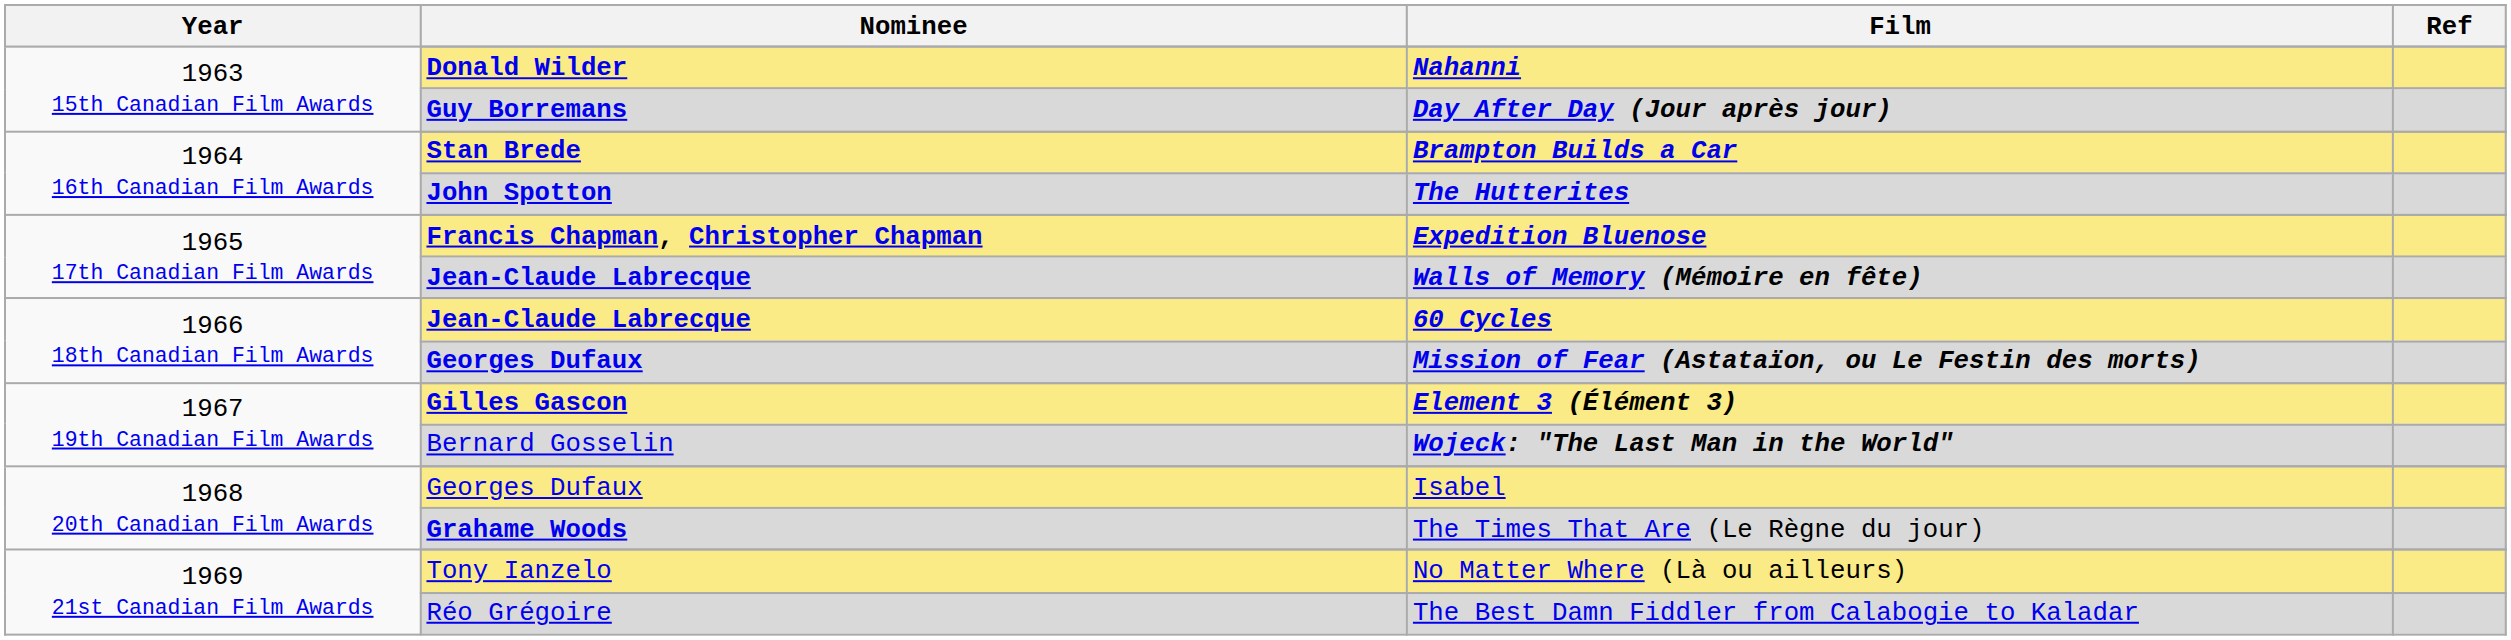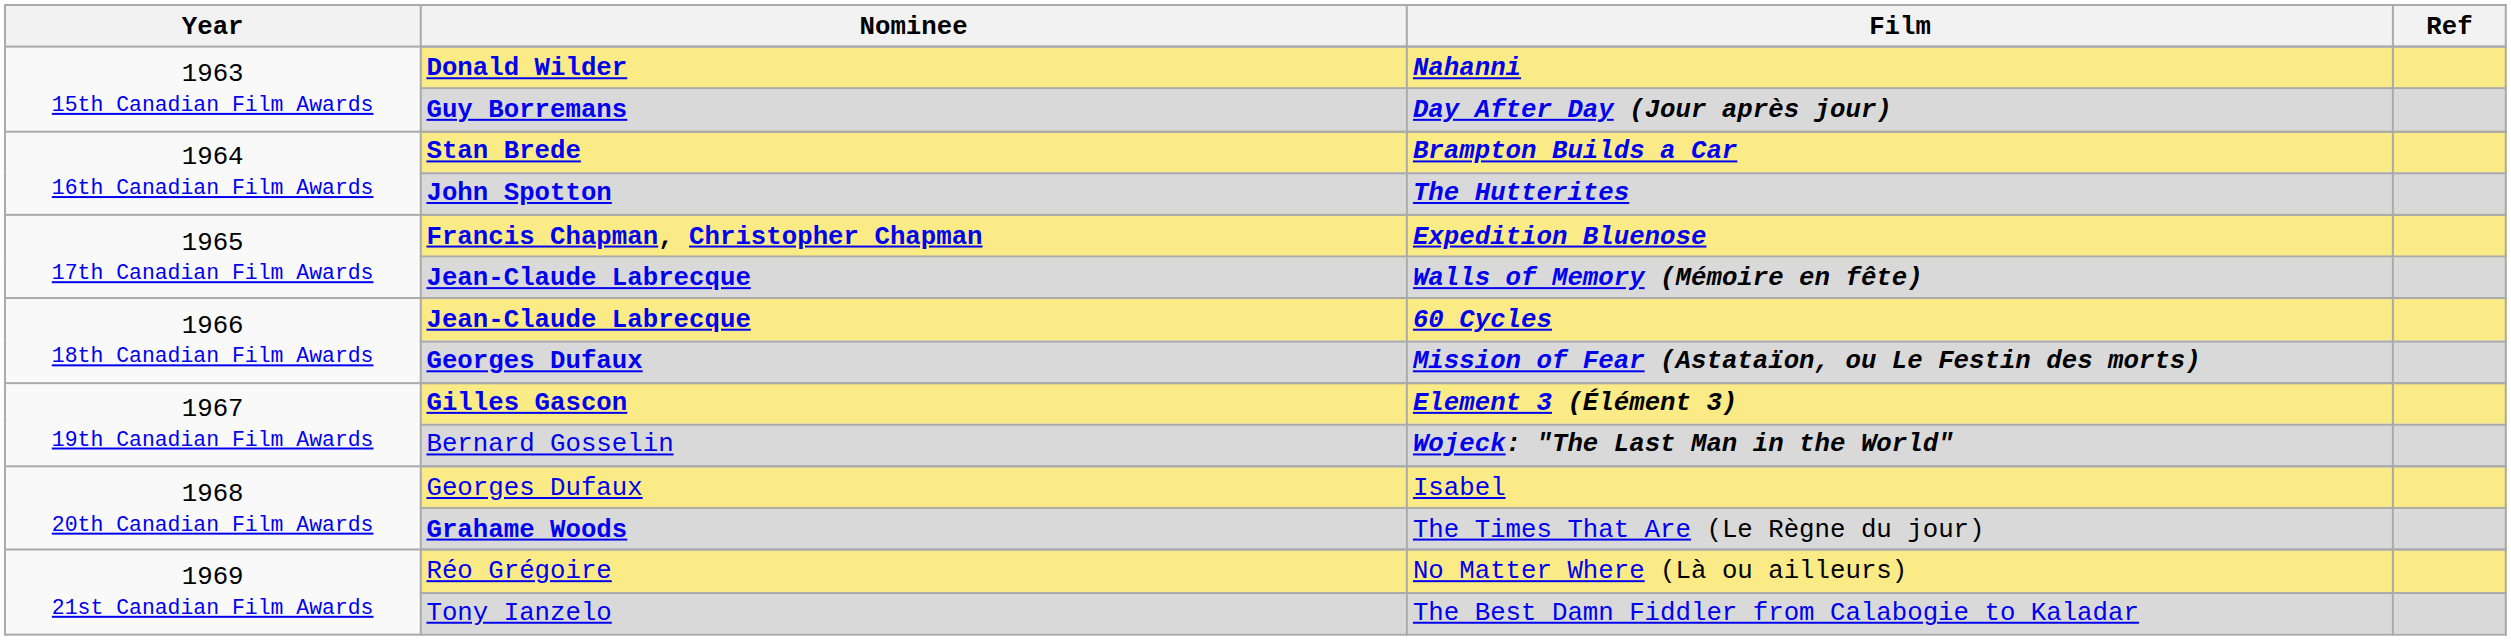(519, 571) Tony Ianzelo -> (519, 571) Réo Grégoire
(519, 613) Réo Grégoire -> (519, 613) Tony Ianzelo
